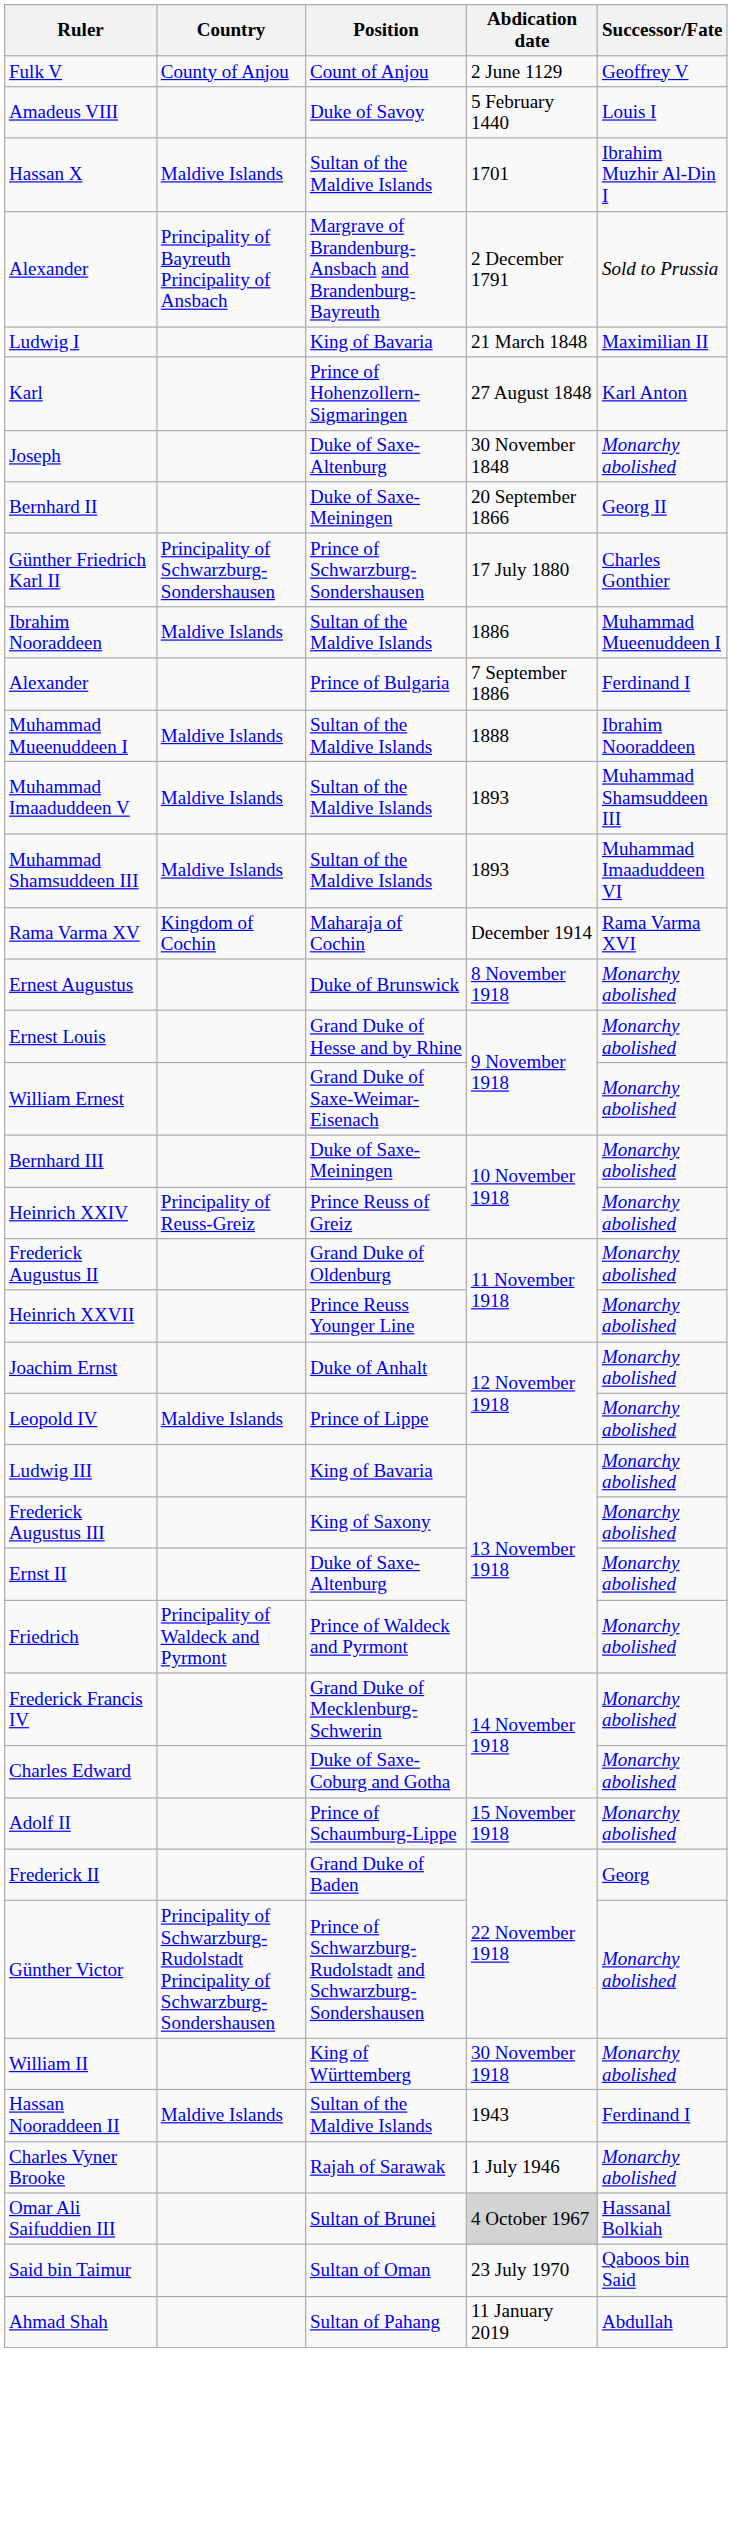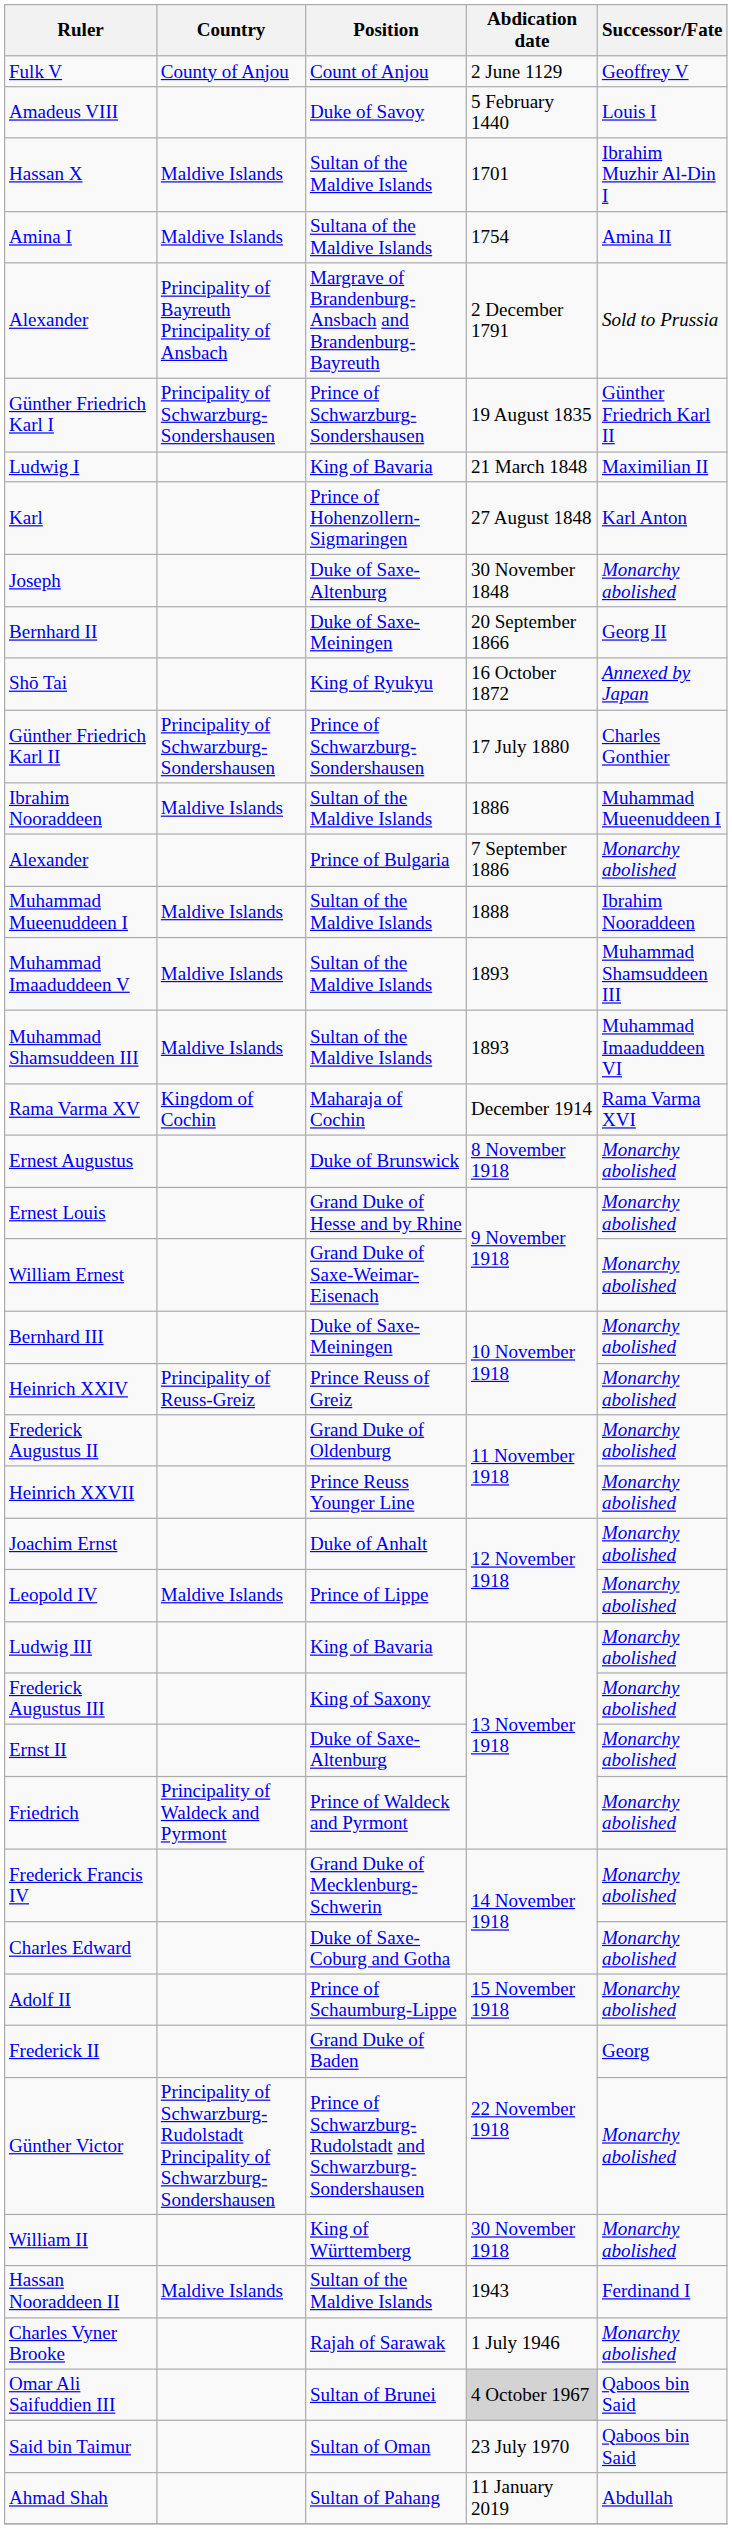+ row: (40, 236)
+ row: (77, 414)
+ row: (38, 683)
(646, 683) Ferdinand I -> (641, 860) Monarchy abolished
(636, 2218) Hassanal Bolkiah -> (646, 2394) Qaboos bin Said
